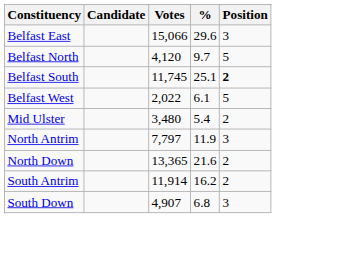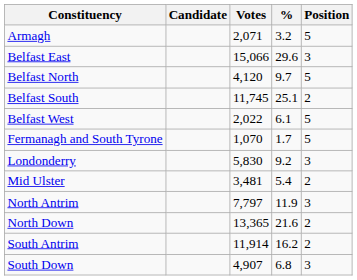+ row: (29, 35)
(226, 77) bold -> (307, 98) normal
+ row: (85, 139)
+ row: (42, 160)
(166, 118) 3,480 -> (248, 181) 3,481
